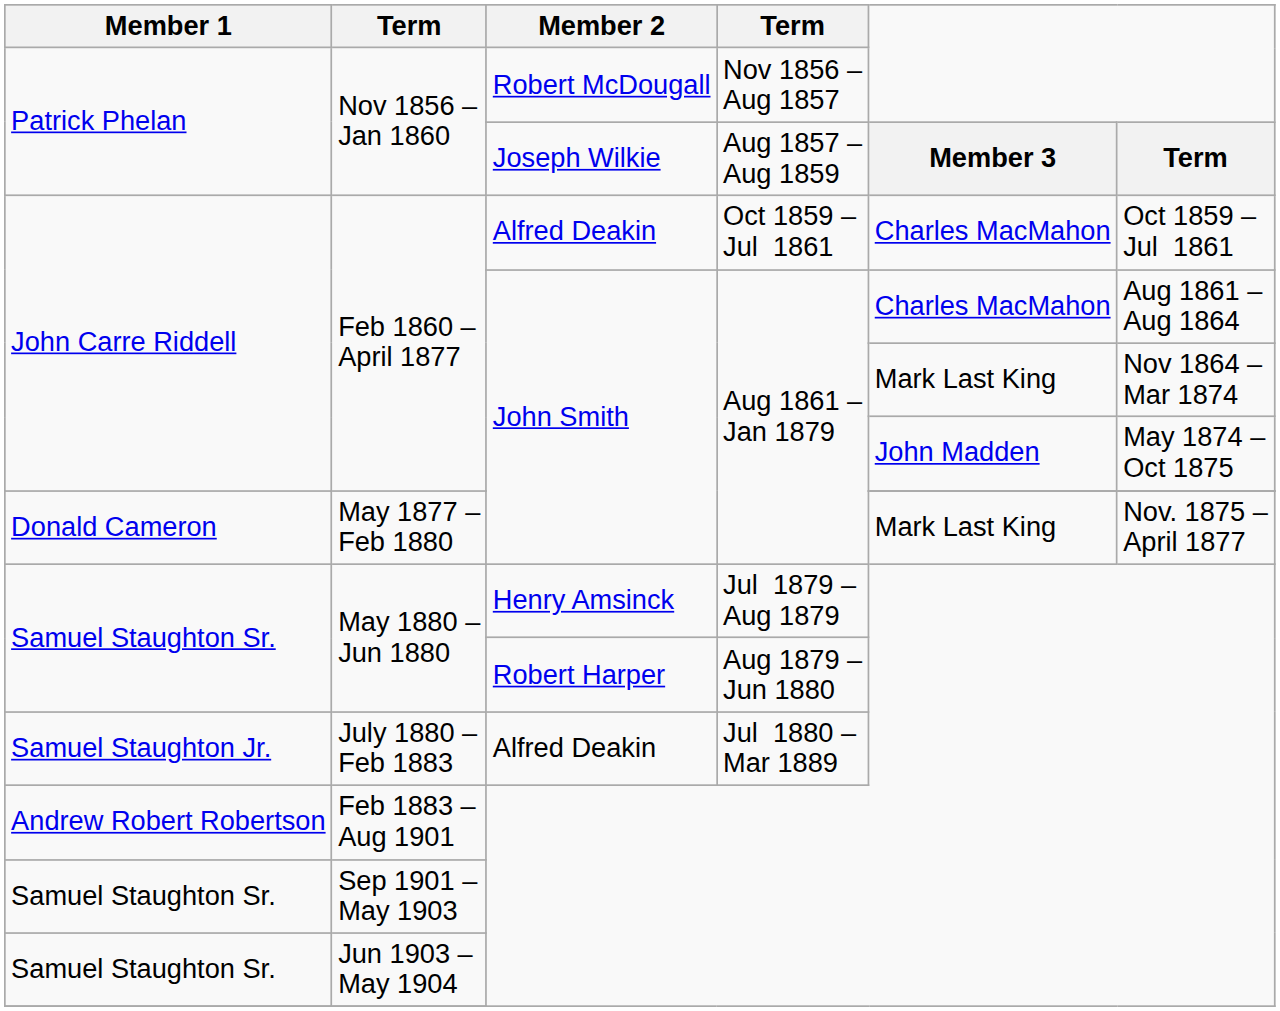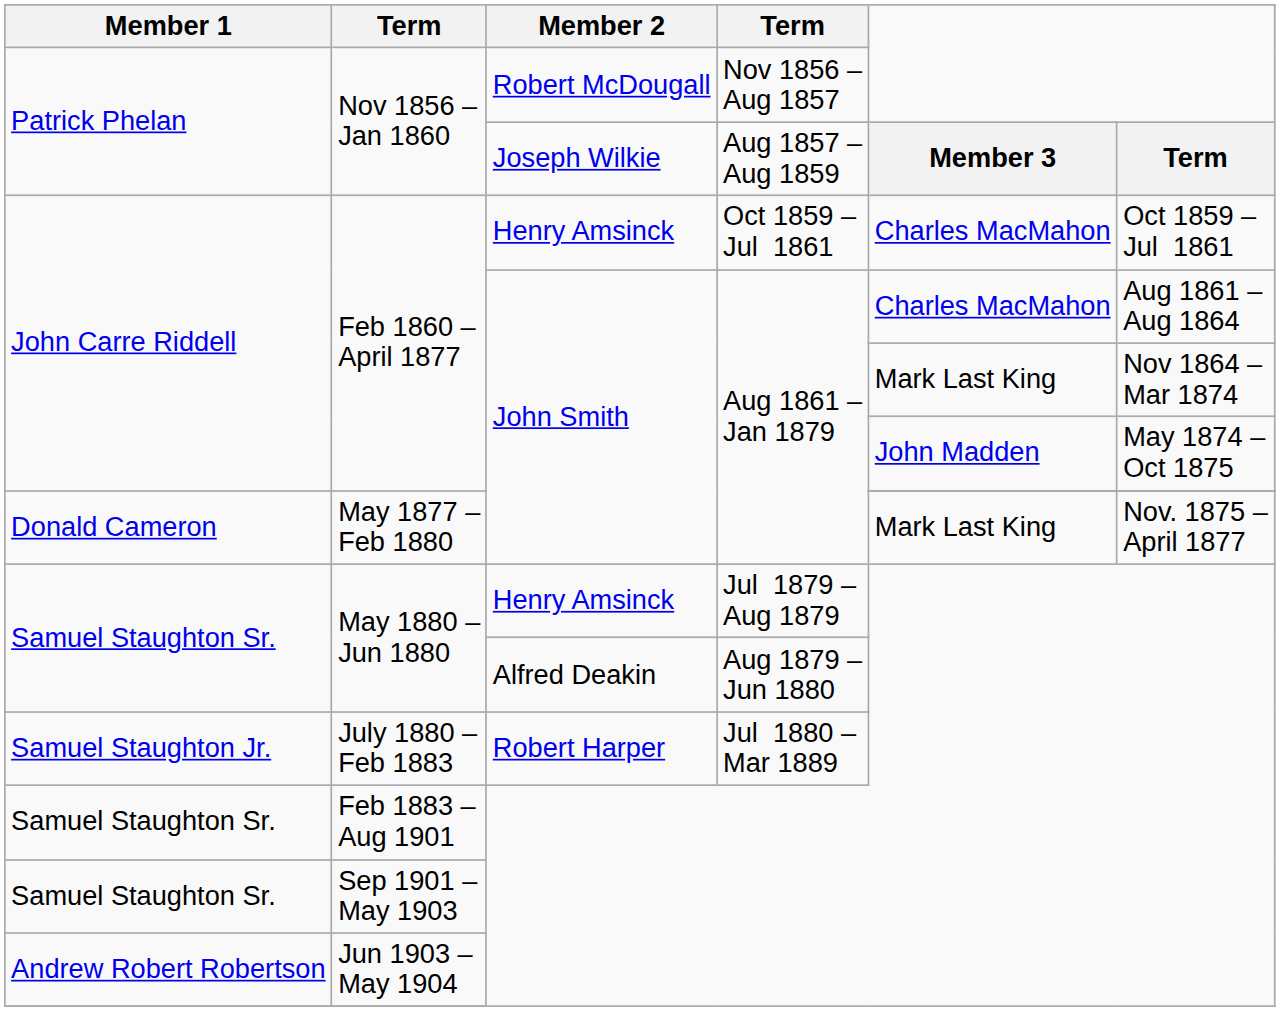(574, 231) Alfred Deakin -> (584, 231) Henry Amsinck
(579, 674) Robert Harper -> (574, 674) Alfred Deakin
(574, 748) Alfred Deakin -> (579, 748) Robert Harper
(168, 821) Andrew Robert Robertson -> (143, 821) Samuel Staughton Sr.
(143, 969) Samuel Staughton Sr. -> (168, 969) Andrew Robert Robertson
